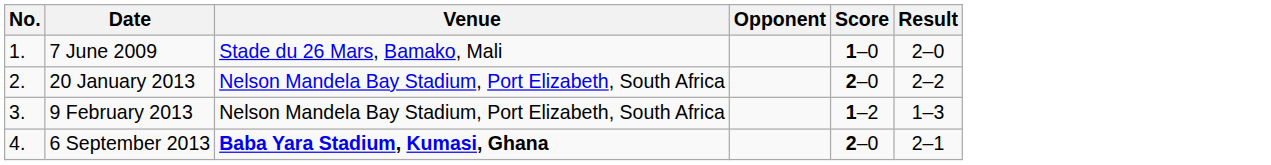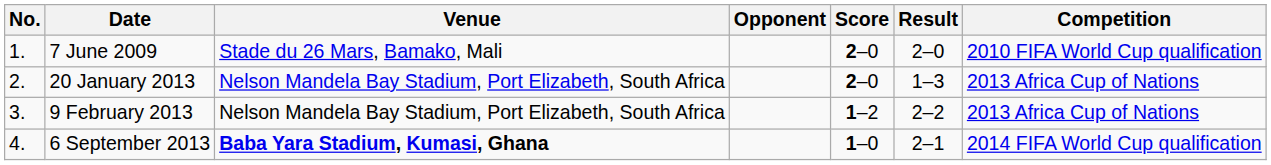+ column: (1114, 19)
(862, 50) 1–0 -> (862, 50) 2–0
(928, 81) 2–2 -> (928, 81) 1–3
(928, 112) 1–3 -> (928, 112) 2–2
(862, 143) 2–0 -> (862, 143) 1–0
